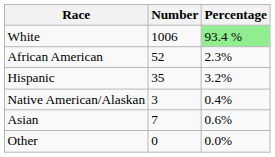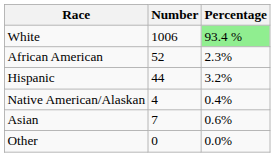(158, 78) 35 -> (158, 78) 44
(154, 99) 3 -> (154, 99) 4
